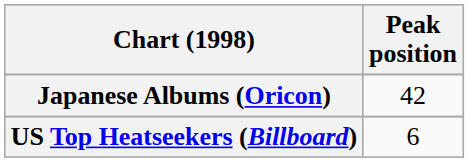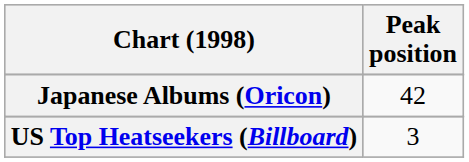(413, 136) 6 -> (413, 136) 3
